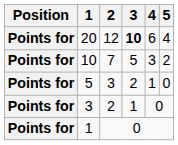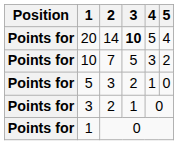(111, 38) 12 -> (111, 38) 14
(152, 38) 6 -> (152, 38) 5
